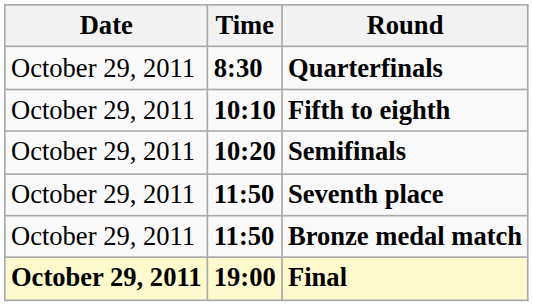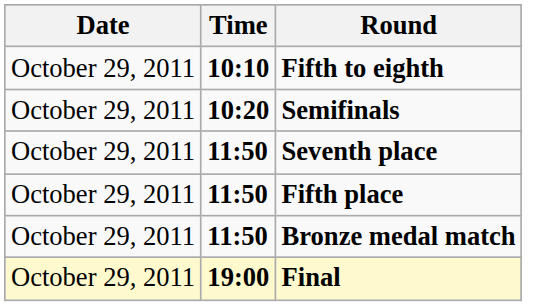- row: (365, 67)
+ row: (342, 194)
(106, 278) bold -> (103, 278) normal
